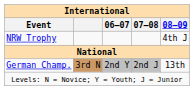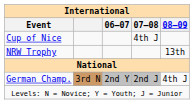+ row: (34, 38)
(175, 38) 4th J -> (175, 52) 13th
(175, 65) 13th -> (175, 79) 4th J
